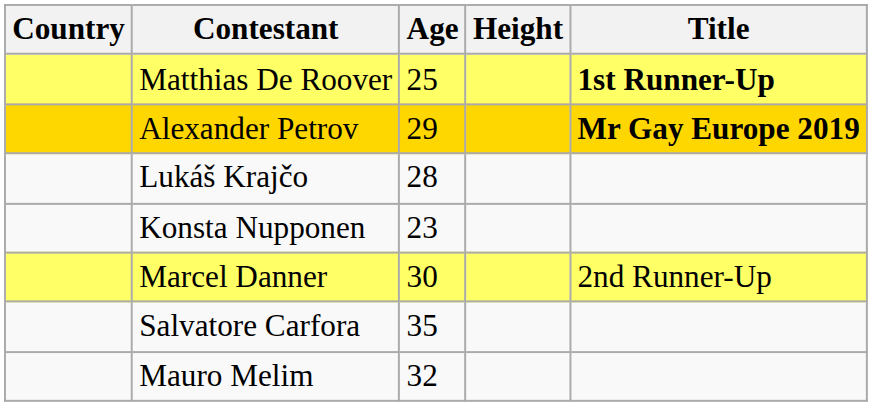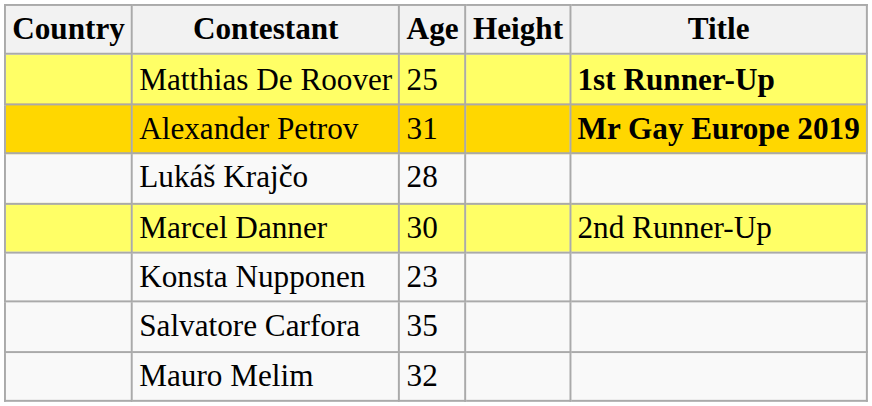(422, 128) 29 -> (422, 128) 31
rows swapped: (252, 227) <-> (233, 276)
